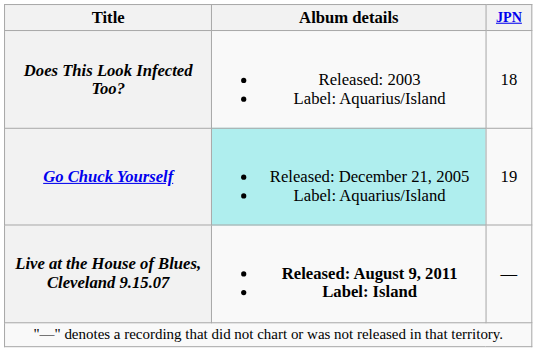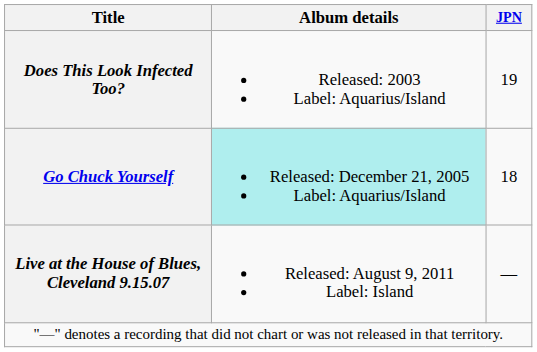(509, 79) 18 -> (509, 79) 19
(509, 176) 19 -> (509, 176) 18
(349, 283) bold -> (349, 283) normal
